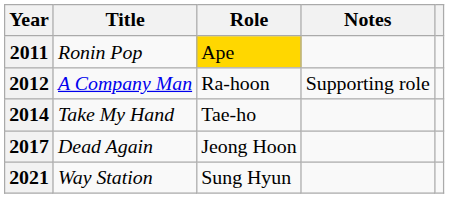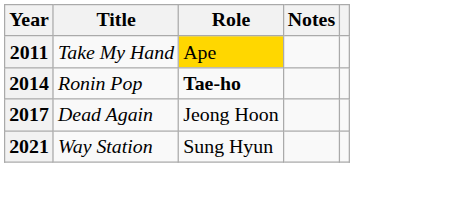(100, 51) Ronin Pop -> (116, 51) Take My Hand
- row: (29, 83)
(116, 114) Take My Hand -> (100, 83) Ronin Pop
(229, 114) normal -> (212, 83) bold
